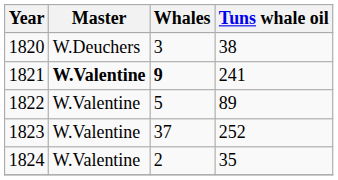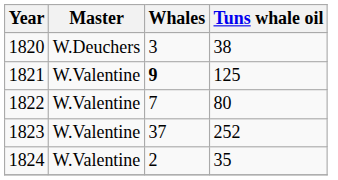(99, 75) bold -> (97, 75) normal
(232, 75) 241 -> (227, 75) 125
(158, 103) 5 -> (153, 103) 7
(228, 103) 89 -> (222, 103) 80
